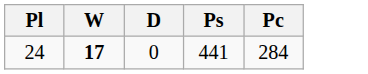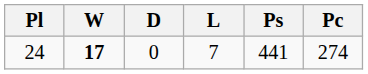+ column: (214, 20)
(273, 52) 284 -> (333, 52) 274
